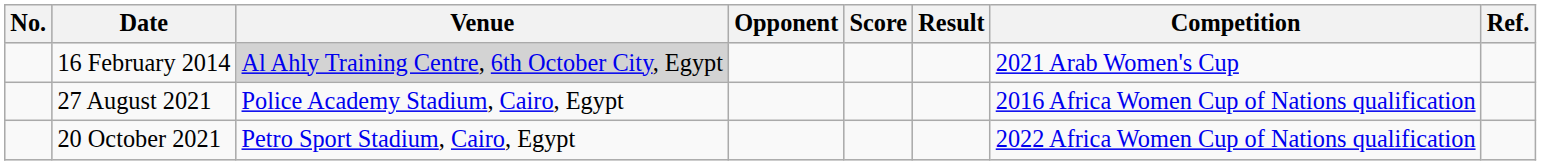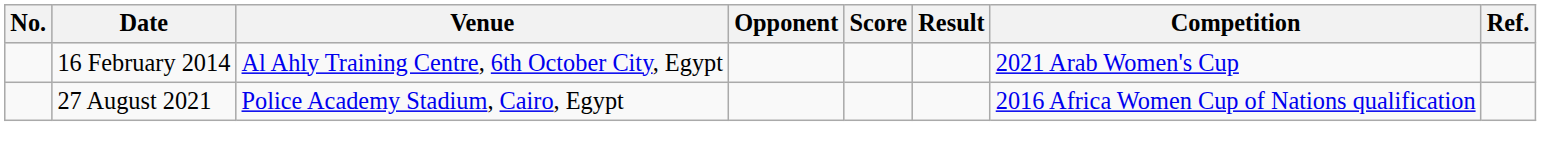(482, 62) lightgrey background -> (482, 62) no background
- row: (139, 139)
